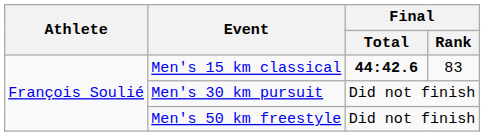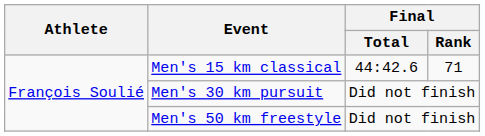(386, 68) bold -> (386, 68) normal
(453, 68) 83 -> (453, 68) 71
